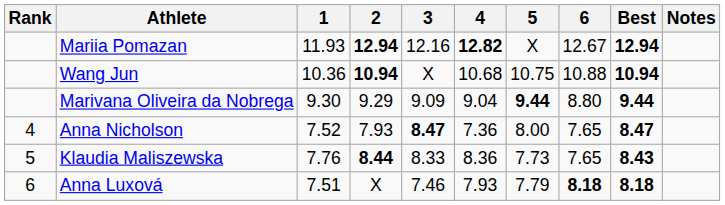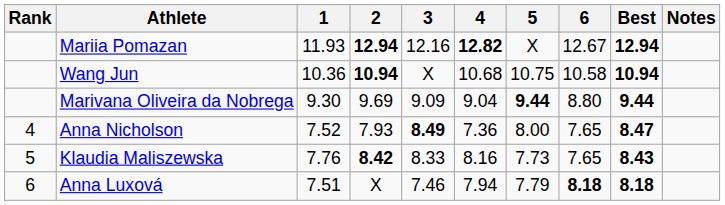(585, 74) 10.88 -> (585, 74) 10.58
(376, 102) 9.29 -> (376, 102) 9.69
(428, 130) 8.47 -> (428, 130) 8.49
(376, 158) 8.44 -> (376, 158) 8.42
(480, 158) 8.36 -> (480, 158) 8.16
(480, 185) 7.93 -> (480, 185) 7.94
